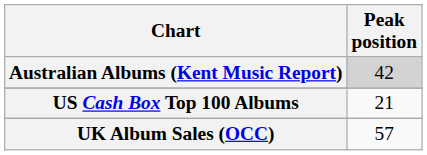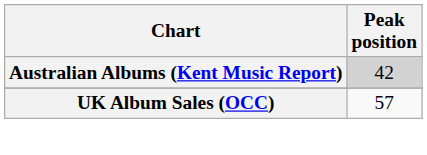- row: (176, 103)
